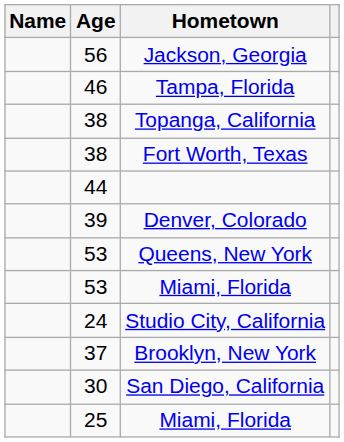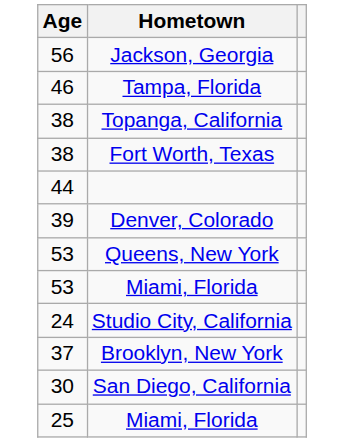- column: (38, 21)
